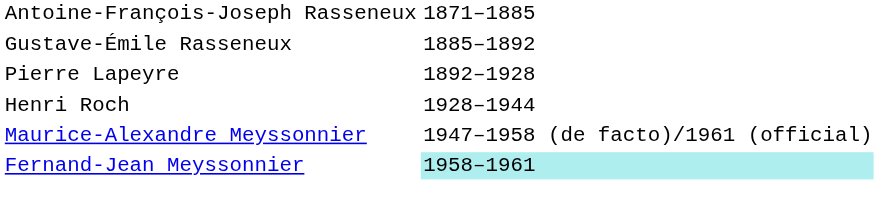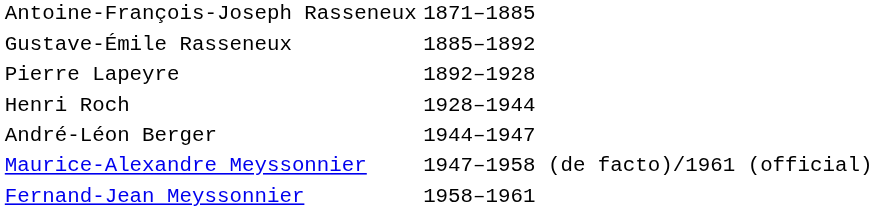+ row: (111, 135)
(479, 166) paleturquoise background -> (479, 196) no background
